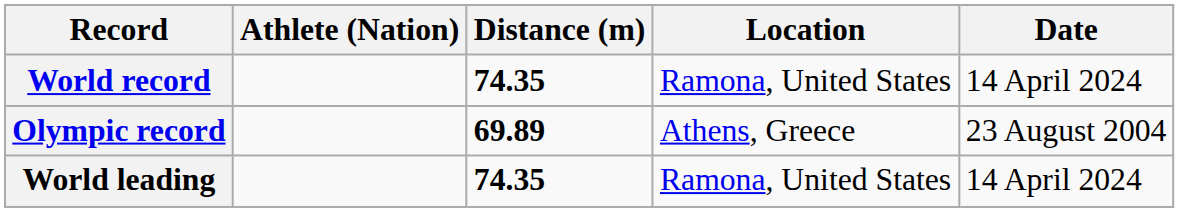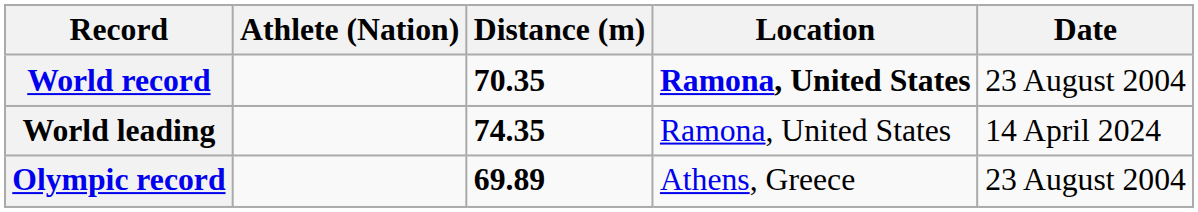(509, 79) 74.35 -> (509, 79) 70.35
(806, 79) normal -> (815, 79) bold
(1054, 79) 14 April 2024 -> (1086, 79) 23 August 2004
rows swapped: (119, 130) <-> (119, 180)
